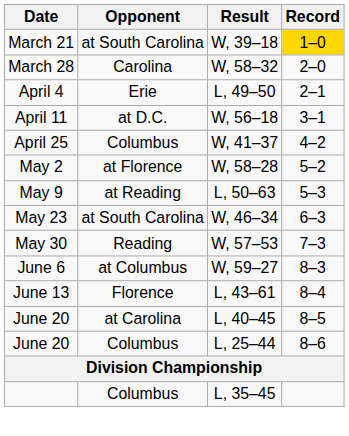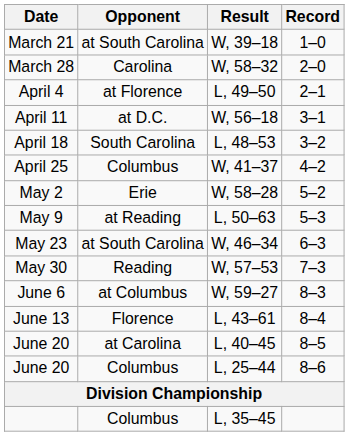(313, 42) gold background -> (313, 42) no background
(143, 92) Erie -> (143, 92) at Florence
+ row: (41, 142)
(143, 167) at Florence -> (143, 192) Erie
